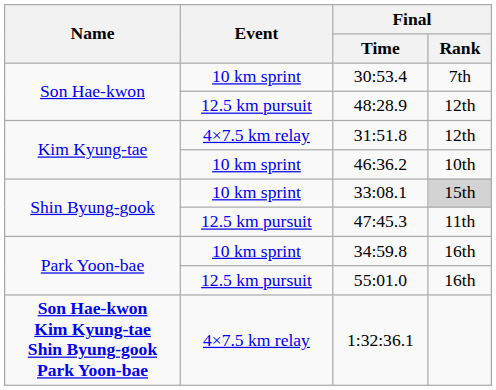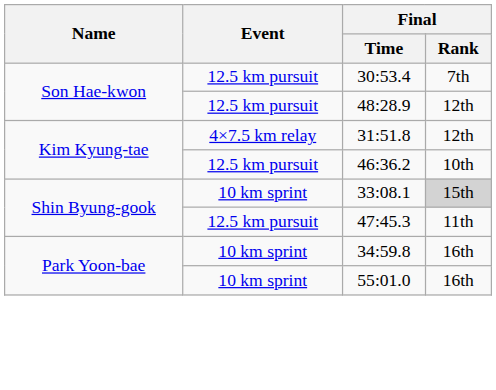(256, 77) 10 km sprint -> (263, 77) 12.5 km pursuit
(256, 164) 10 km sprint -> (263, 164) 12.5 km pursuit
(256, 280) 12.5 km pursuit -> (263, 280) 10 km sprint
- row: (380, 340)
